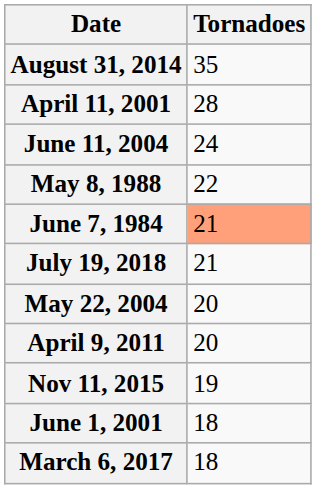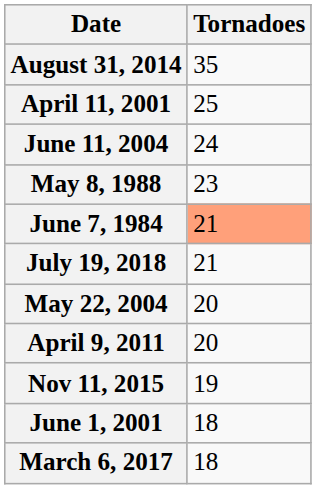(206, 104) 28 -> (206, 104) 25
(206, 183) 22 -> (206, 183) 23
